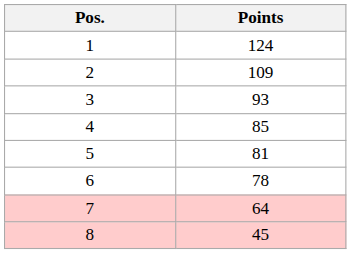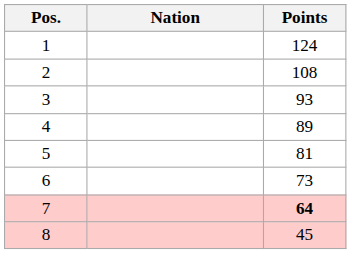+ column: (175, 18)
(261, 72) 109 -> (304, 72) 108
(261, 126) 85 -> (304, 126) 89
(261, 180) 78 -> (304, 180) 73
(261, 208) normal -> (304, 208) bold
